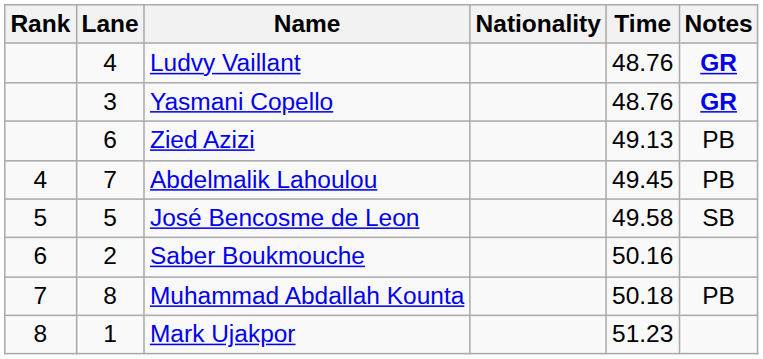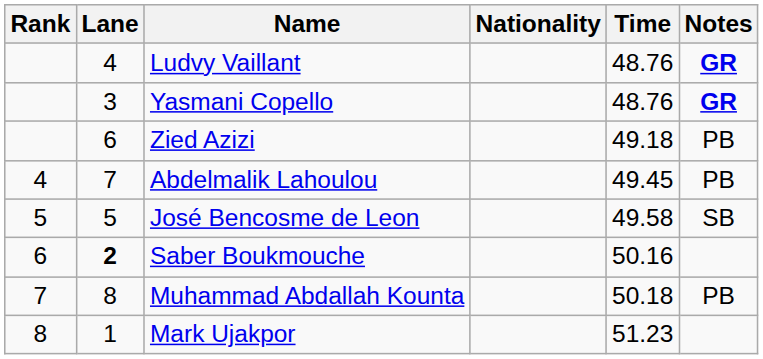(643, 140) 49.13 -> (643, 140) 49.18
(110, 256) normal -> (110, 256) bold
